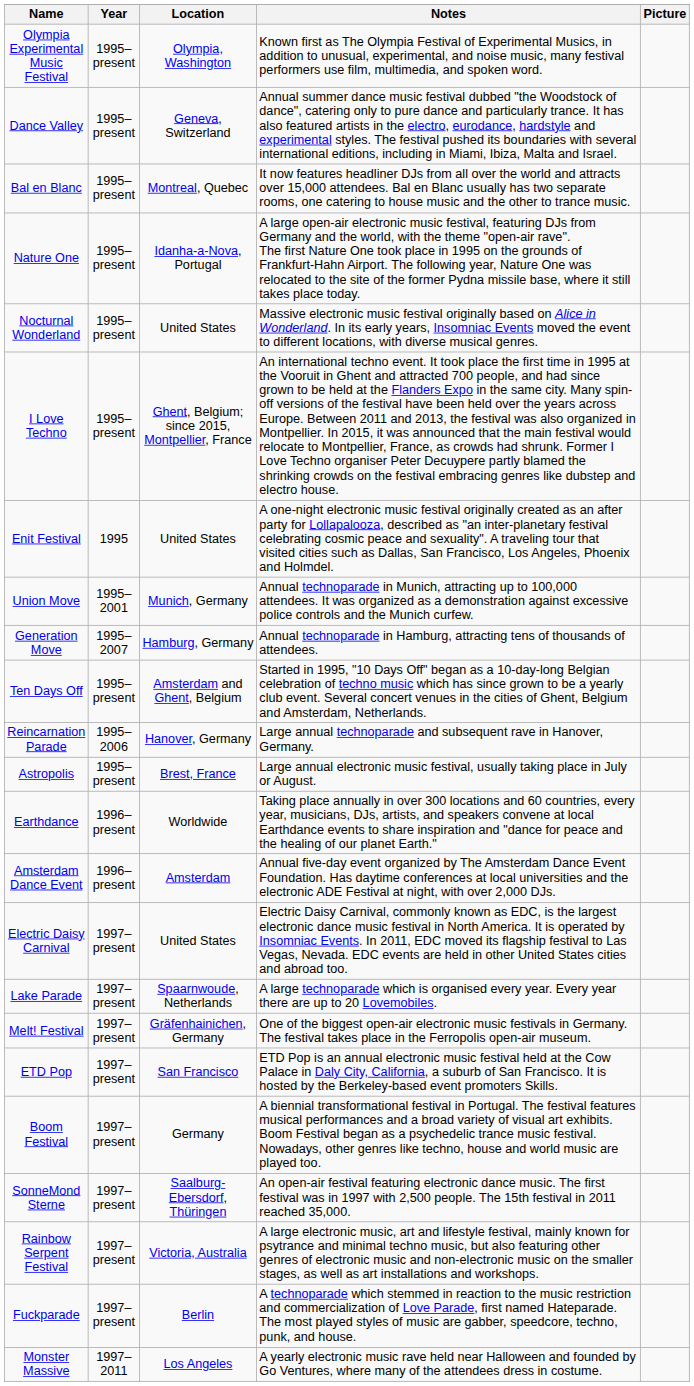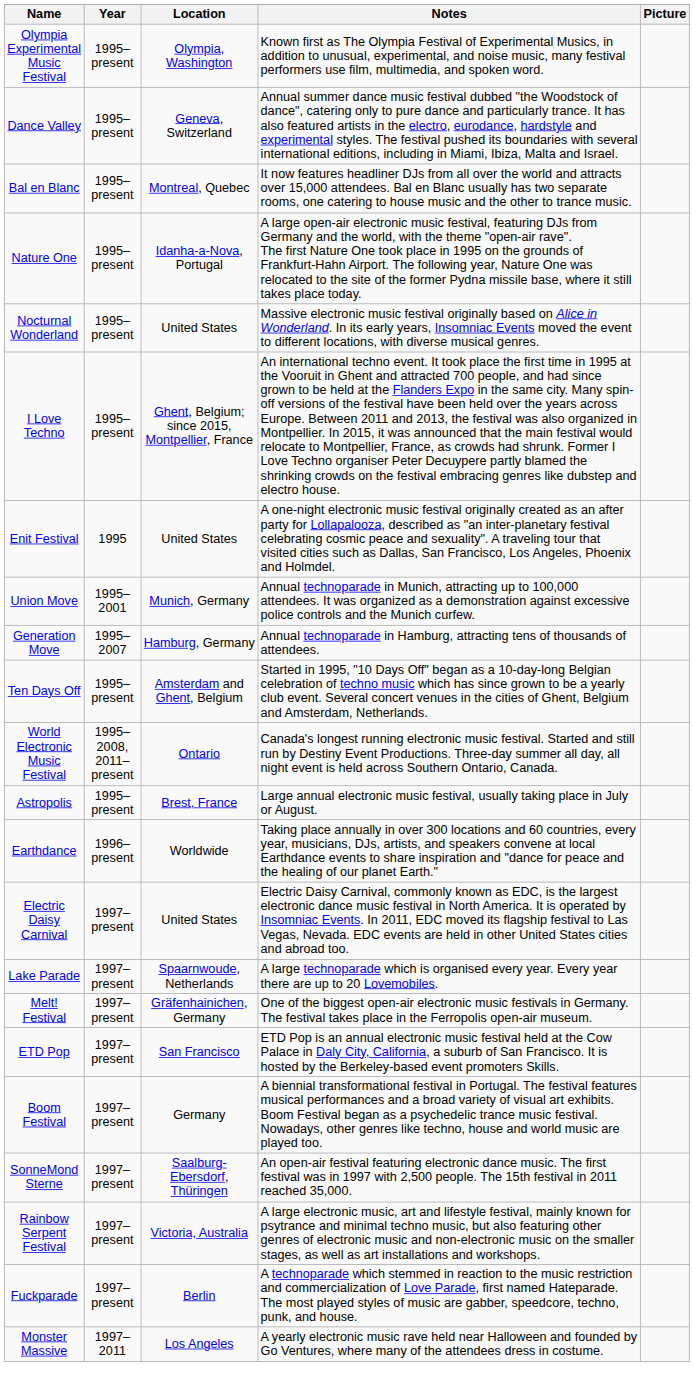+ row: (44, 754)
- row: (46, 739)
- row: (46, 878)
